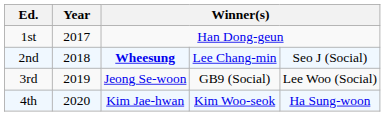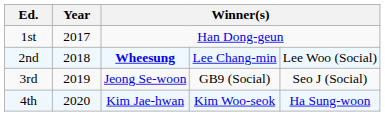(330, 57) Seo J (Social) -> (330, 57) Lee Woo (Social)
(330, 79) Lee Woo (Social) -> (330, 79) Seo J (Social)
